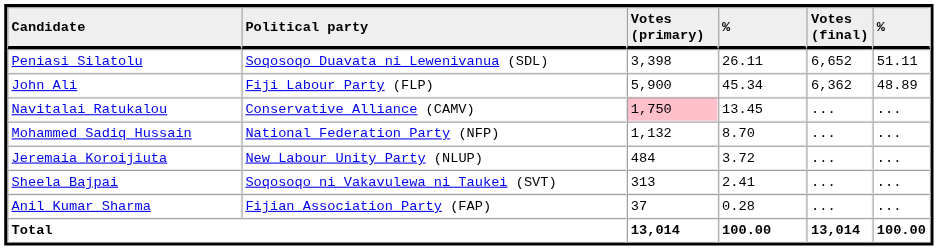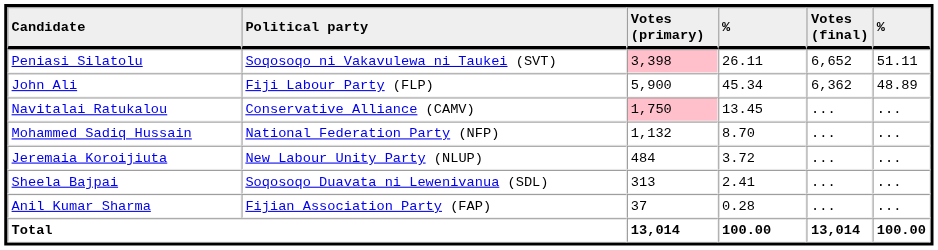(397, 61) Soqosoqo Duavata ni Lewenivanua (SDL) -> (401, 61) Soqosoqo ni Vakavulewa ni Taukei (SVT)
(651, 61) no background -> (651, 61) pink background
(401, 182) Soqosoqo ni Vakavulewa ni Taukei (SVT) -> (397, 182) Soqosoqo Duavata ni Lewenivanua (SDL)
